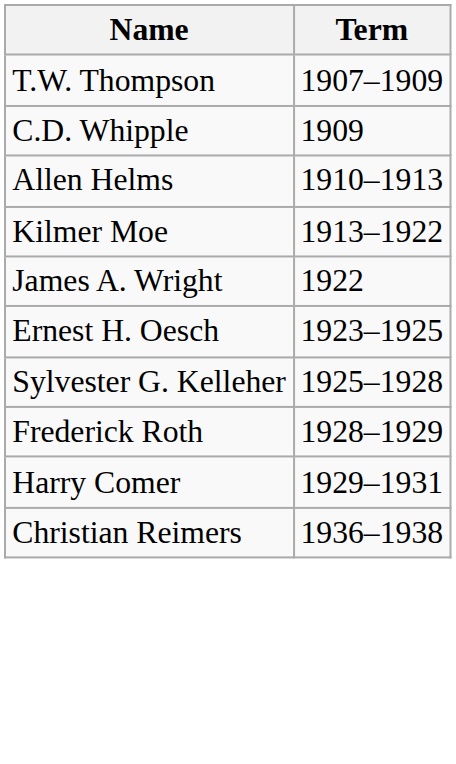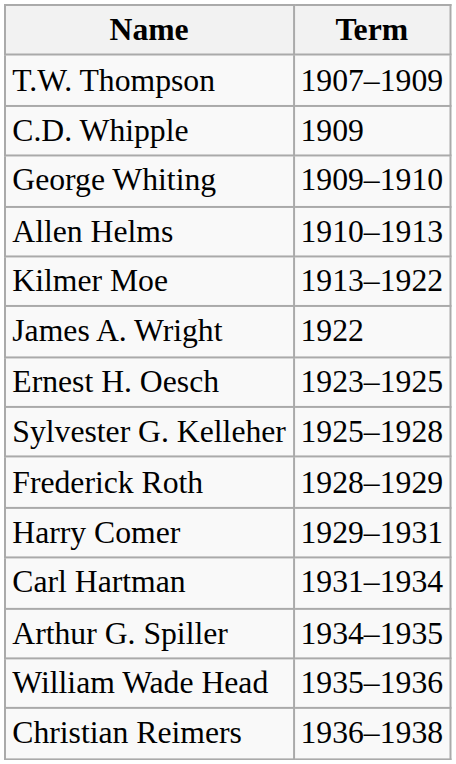+ row: (114, 180)
+ row: (99, 582)
+ row: (120, 632)
+ row: (140, 682)
